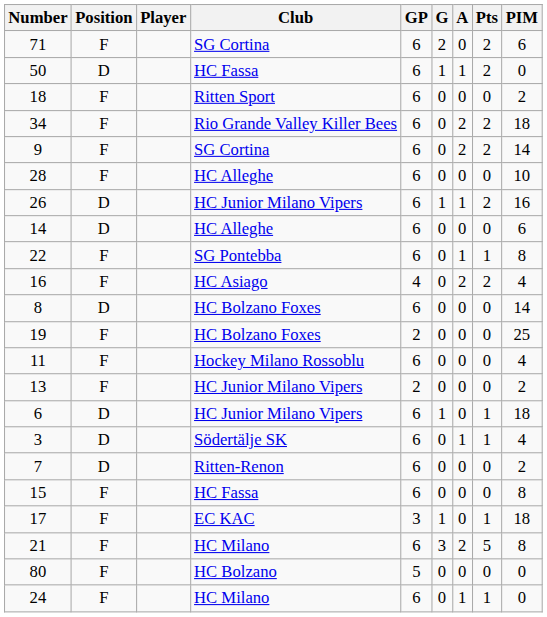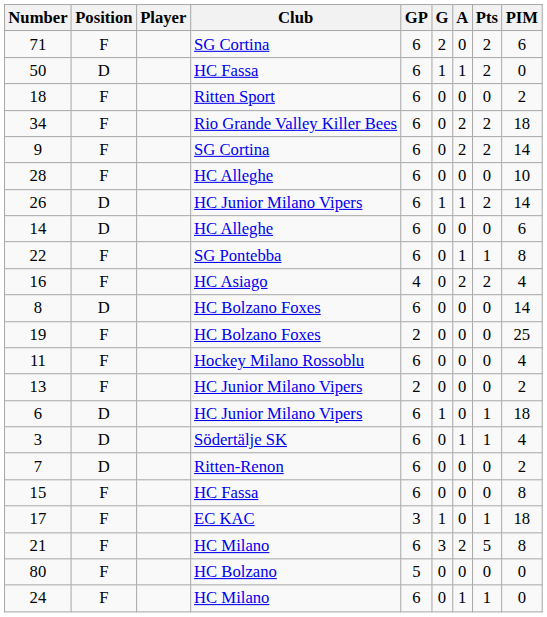(522, 202) 16 -> (522, 202) 14
